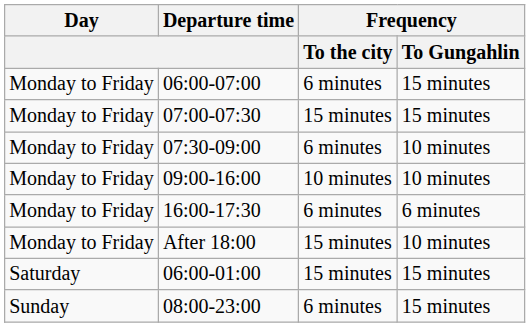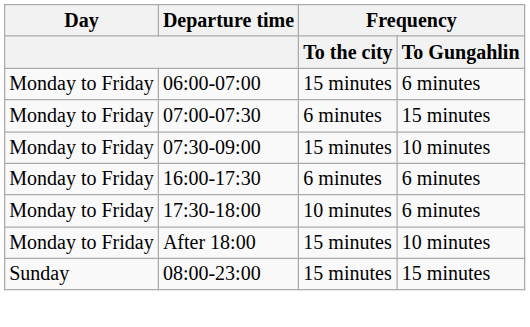(343, 83) 6 minutes -> (348, 83) 15 minutes
(446, 83) 15 minutes -> (441, 83) 6 minutes
(348, 115) 15 minutes -> (343, 115) 6 minutes
(343, 147) 6 minutes -> (348, 147) 15 minutes
- row: (212, 178)
+ row: (212, 210)
- row: (212, 274)
(343, 305) 6 minutes -> (348, 274) 15 minutes
